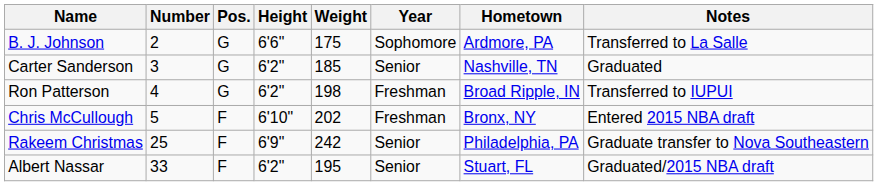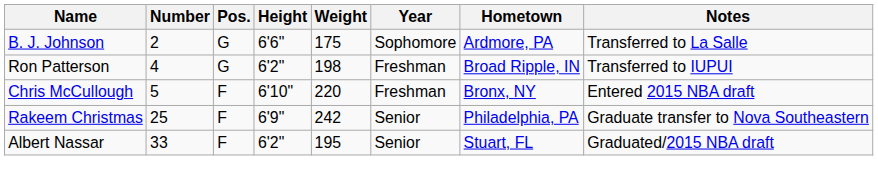- row: (71, 67)
(328, 117) 202 -> (328, 92) 220
